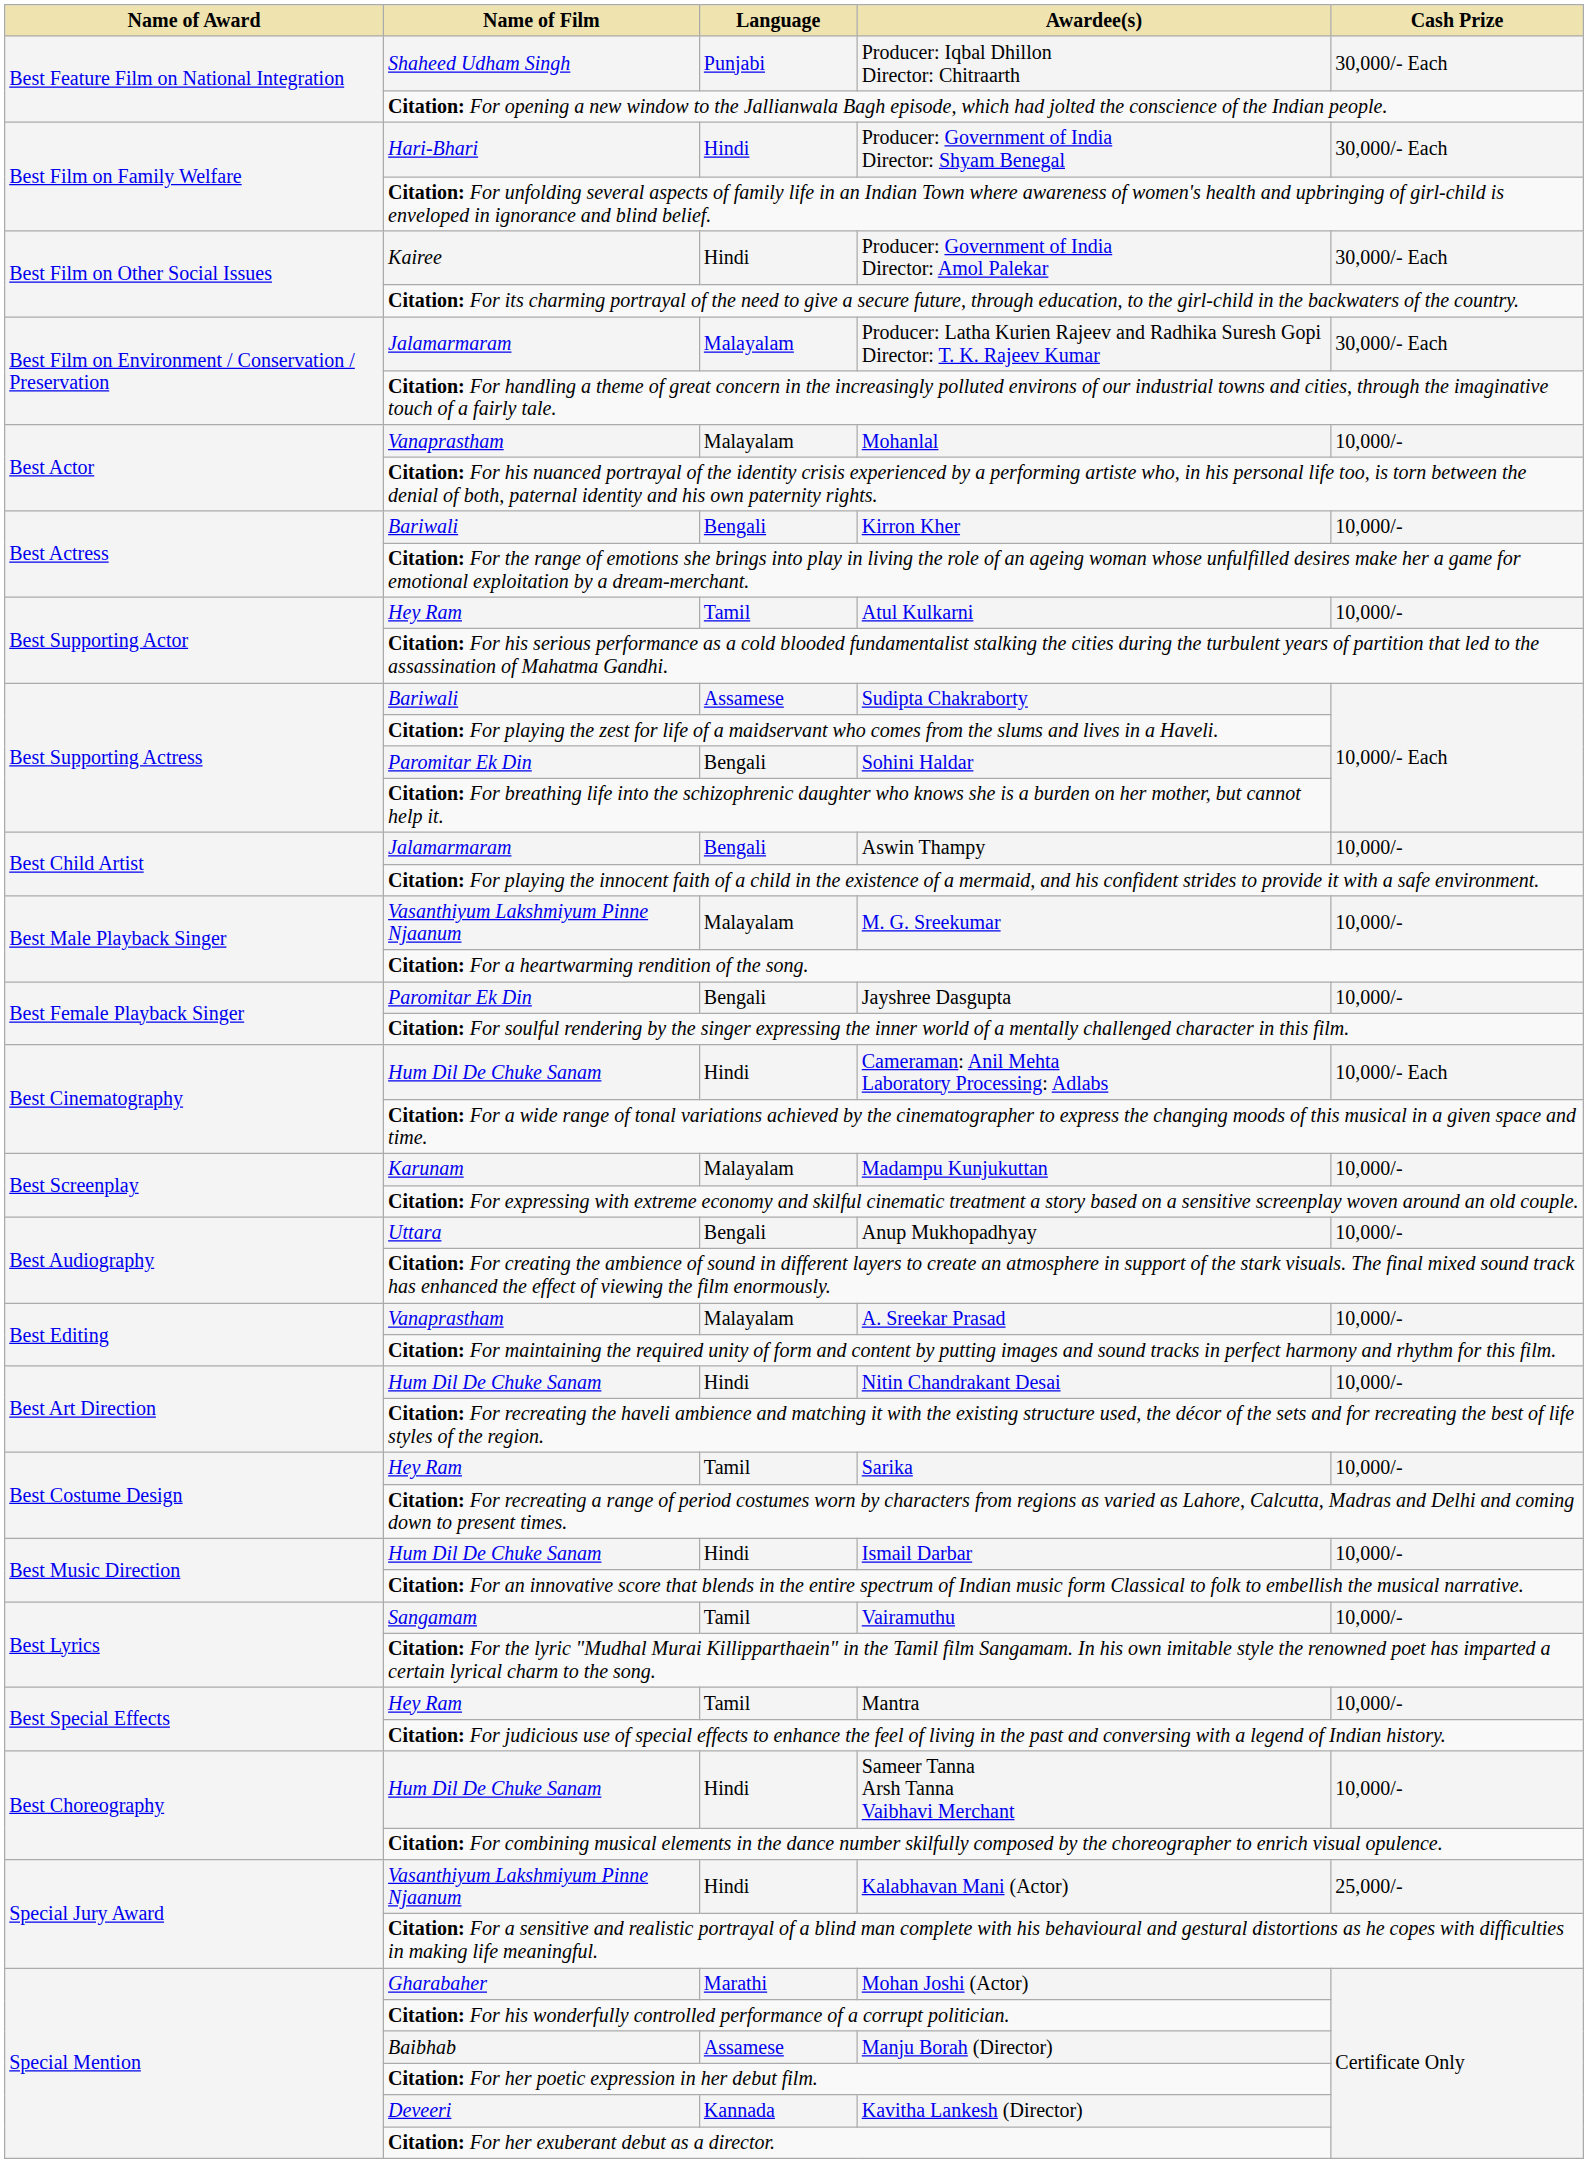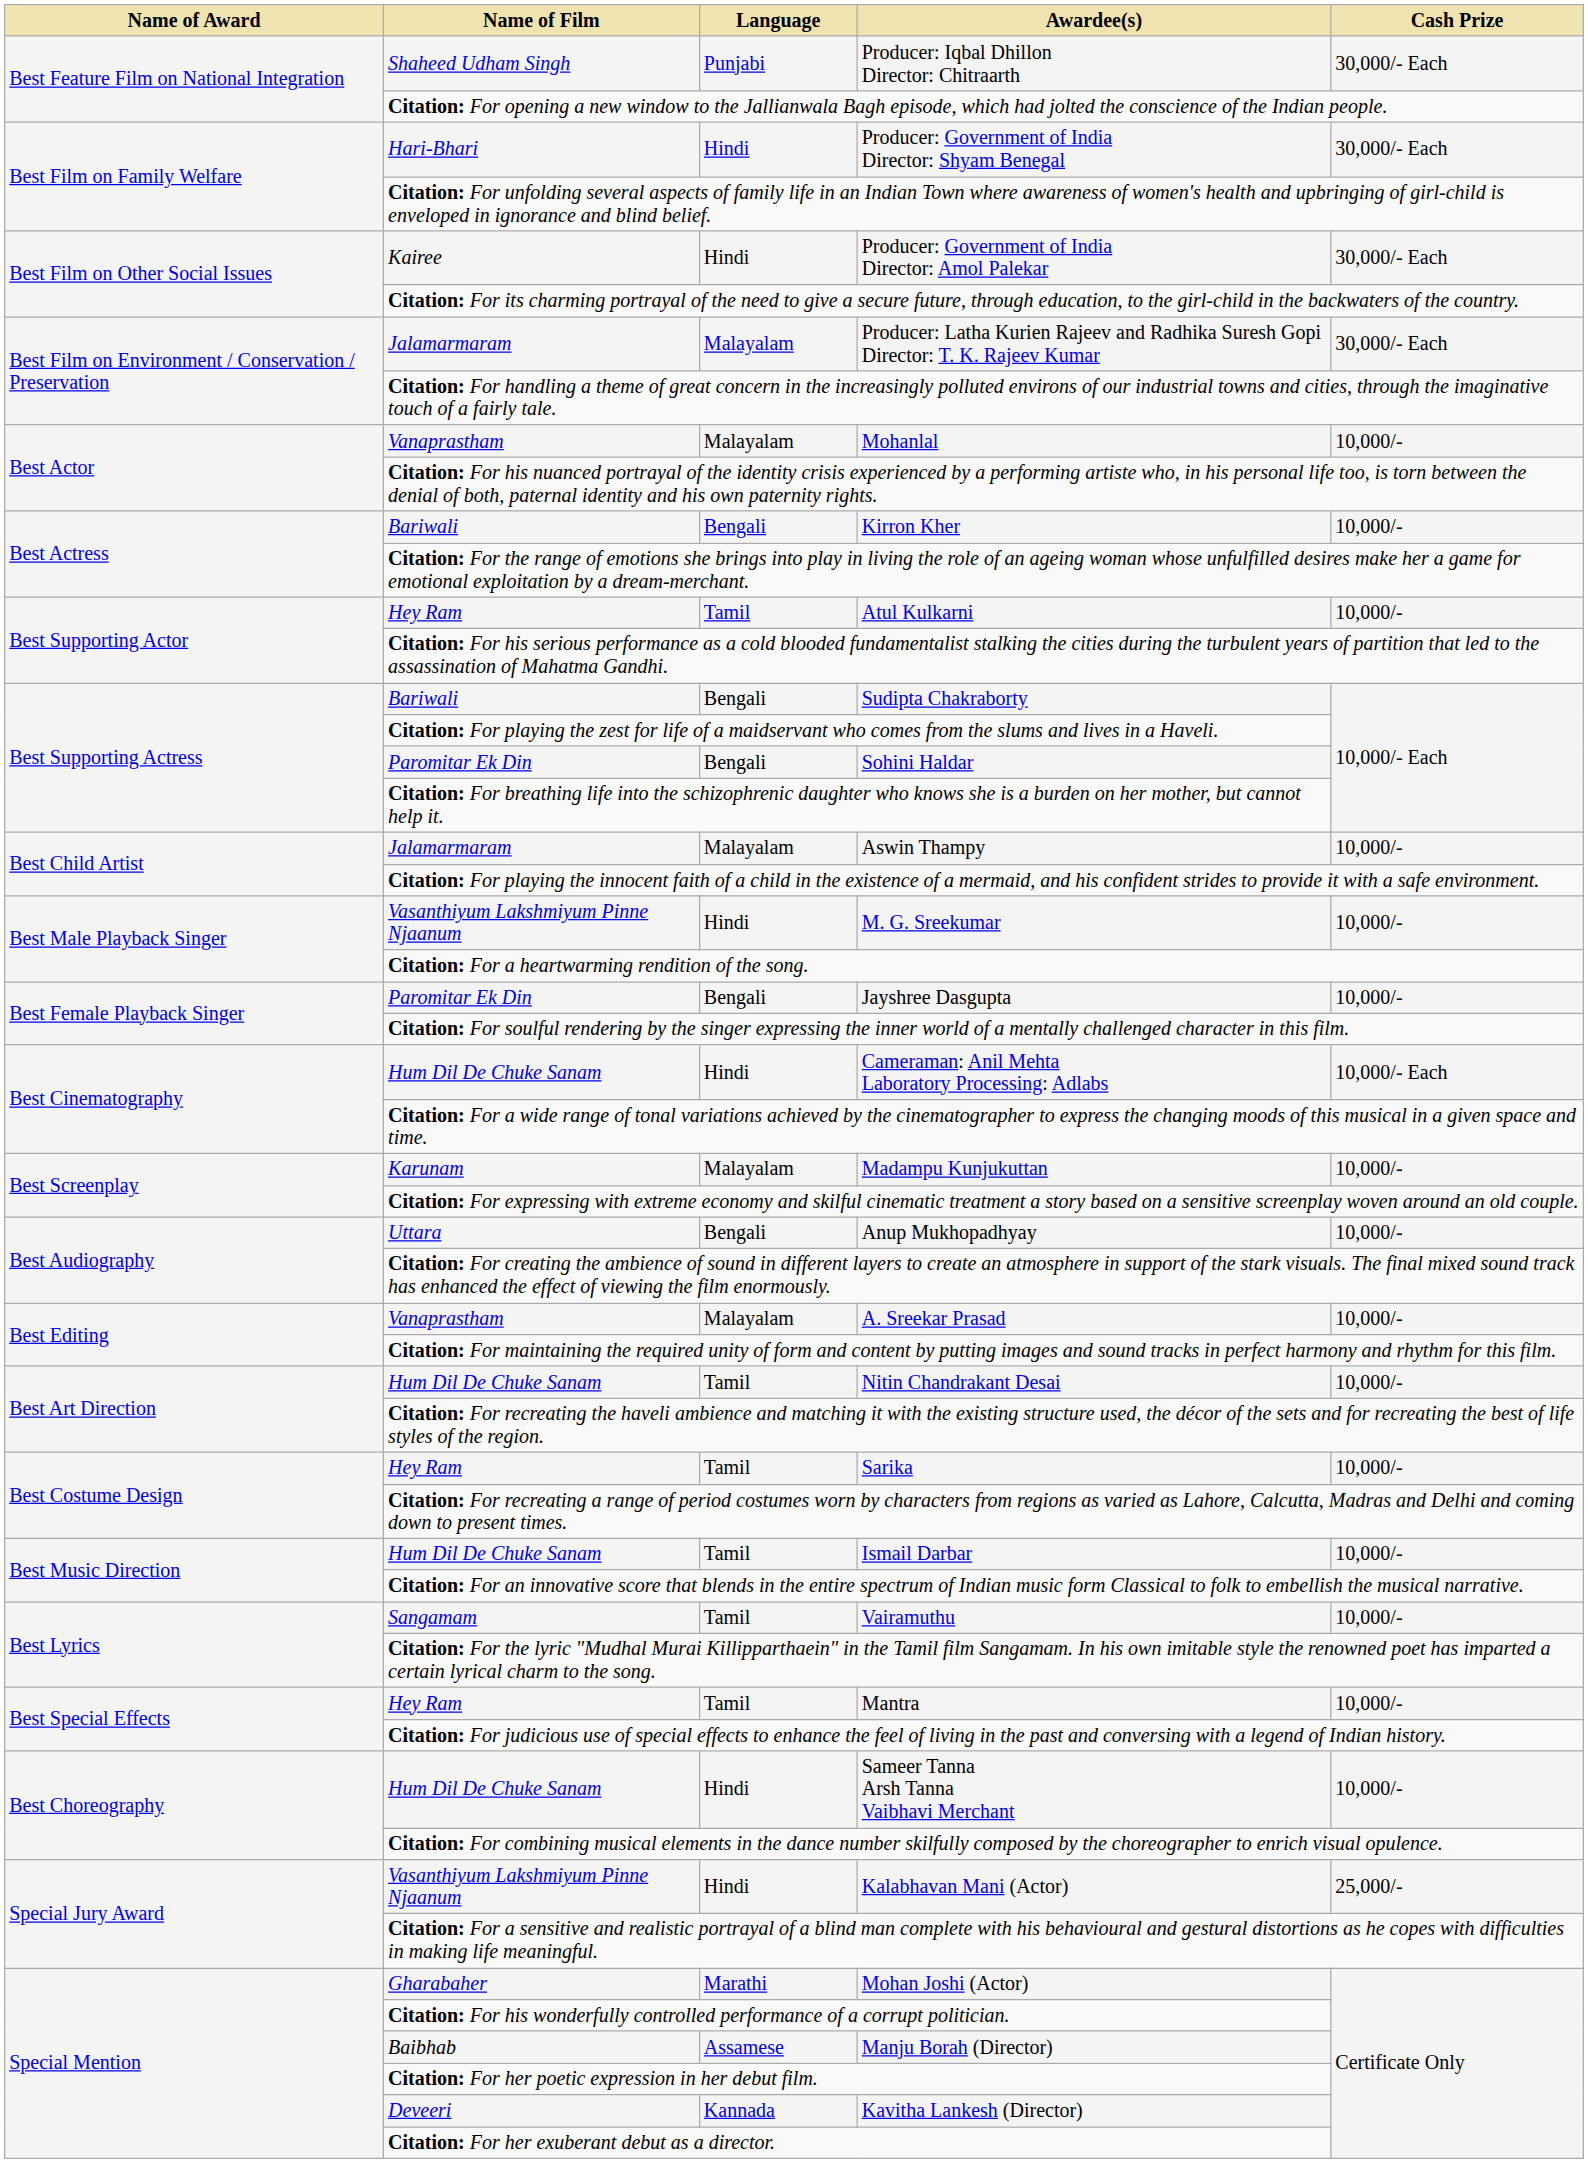(744, 698) Assamese -> (735, 698) Bengali
(735, 848) Bengali -> (749, 848) Malayalam
(749, 922) Malayalam -> (727, 922) Hindi
(727, 1382) Hindi -> (727, 1382) Tamil
(727, 1553) Hindi -> (727, 1553) Tamil
